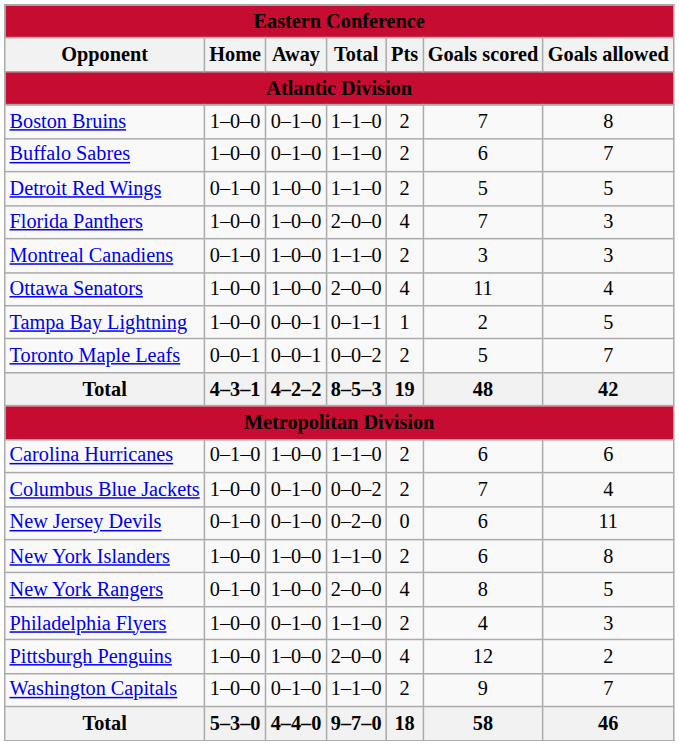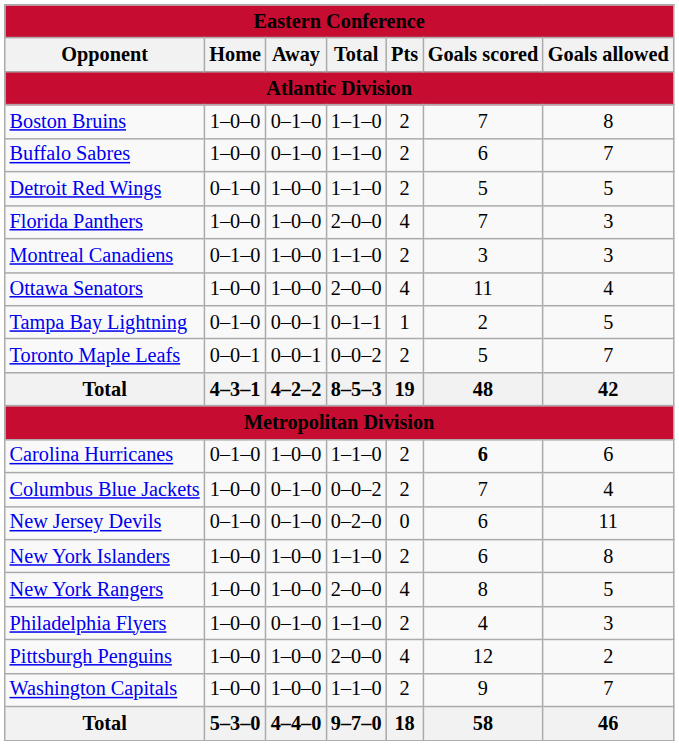(235, 321) 1–0–0 -> (235, 321) 0–1–0
(483, 455) normal -> (483, 455) bold
(235, 589) 0–1–0 -> (235, 589) 1–0–0
(296, 689) 0–1–0 -> (296, 689) 1–0–0
